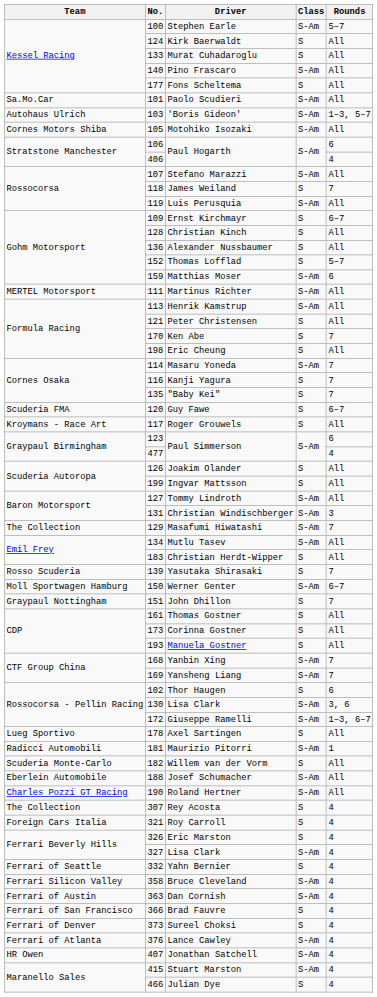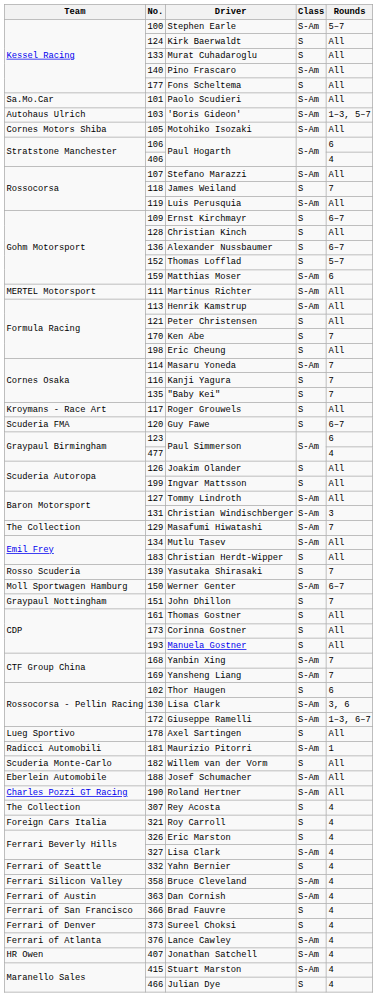(336, 247) All -> (336, 247) 6–7
rows swapped: (155, 424) <-> (155, 409)
